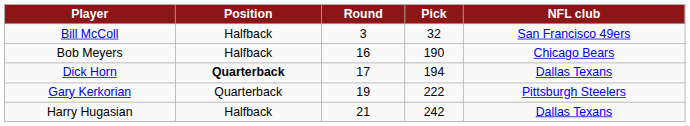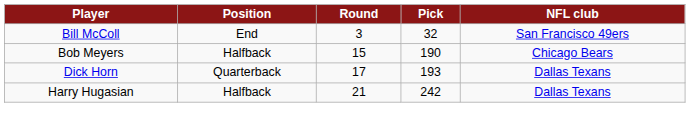(248, 33) Halfback -> (247, 33) End
(363, 53) 16 -> (359, 53) 15
(248, 72) bold -> (247, 72) normal
(434, 72) 194 -> (431, 72) 193
- row: (90, 92)
